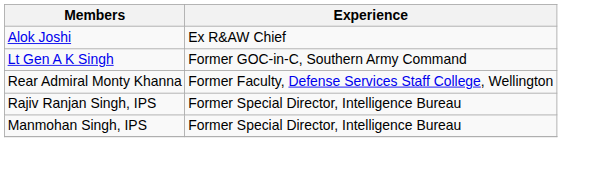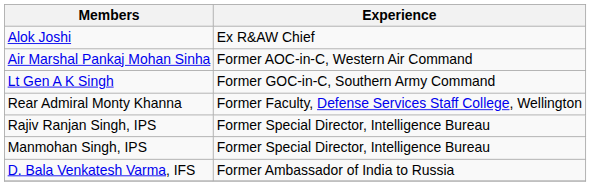+ row: (109, 59)
+ row: (102, 170)
